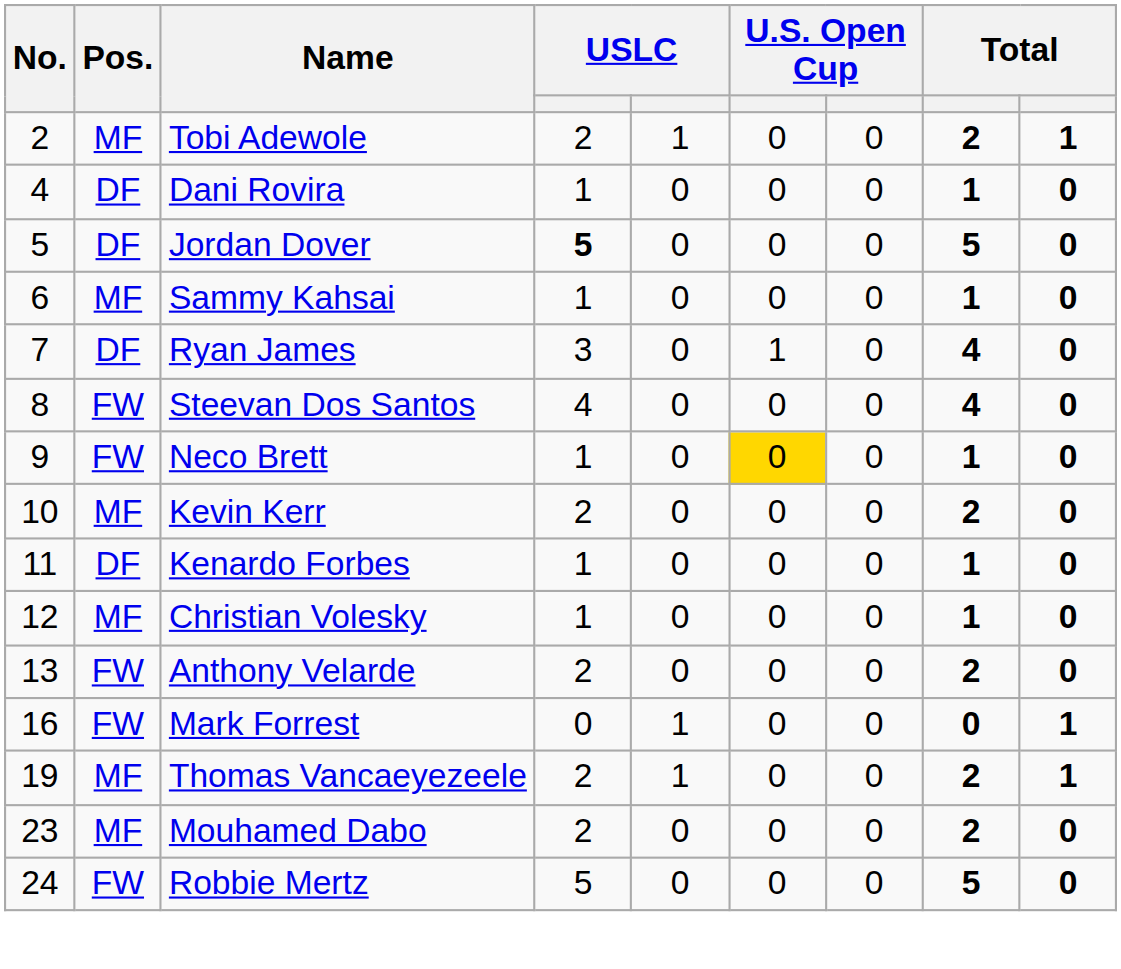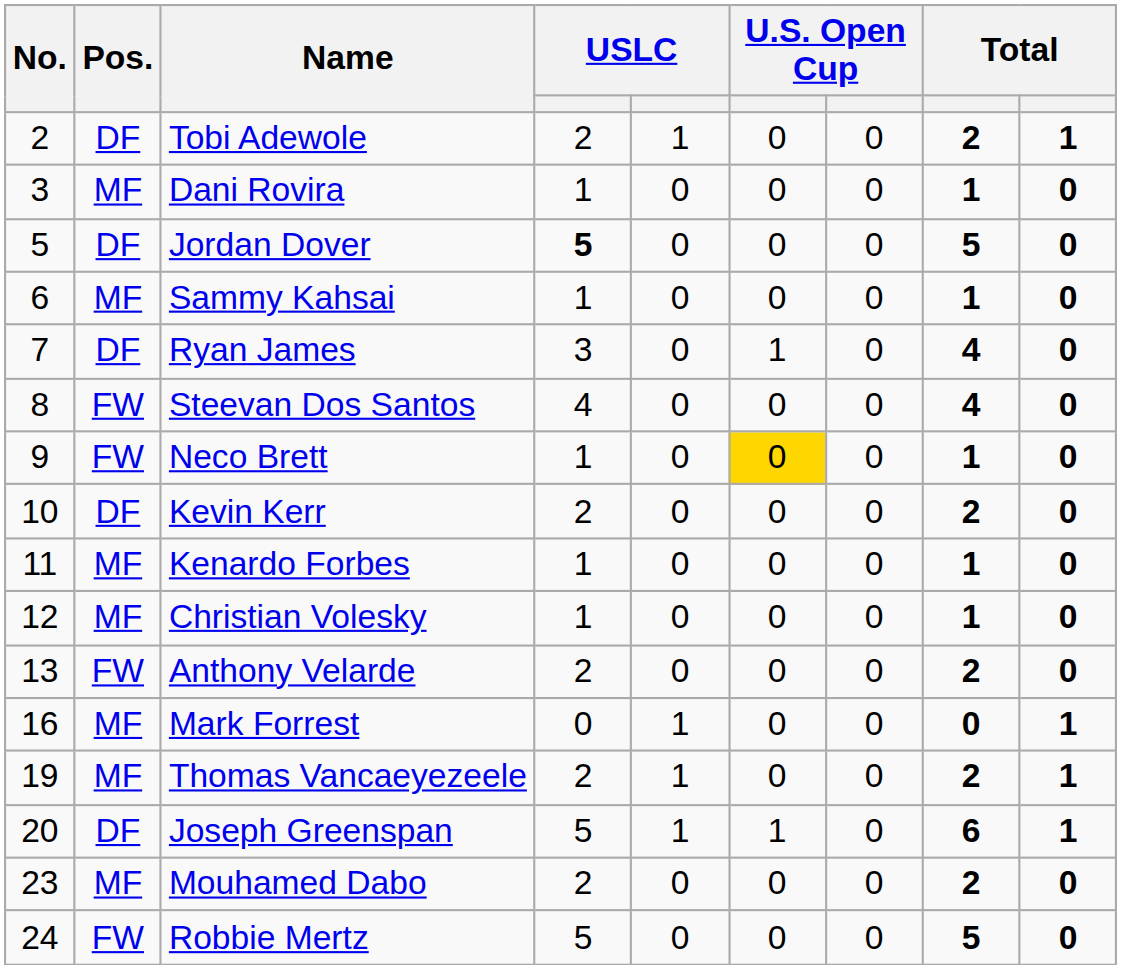(118, 137) MF -> (118, 137) DF
(40, 191) 4 -> (40, 191) 3
(118, 191) DF -> (118, 191) MF
(118, 510) MF -> (118, 510) DF
(118, 564) DF -> (118, 564) MF
(118, 723) FW -> (118, 723) MF
+ row: (311, 830)
